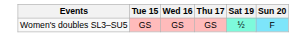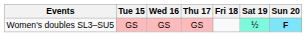+ column: (226, 11)
(272, 25) normal -> (286, 25) bold
